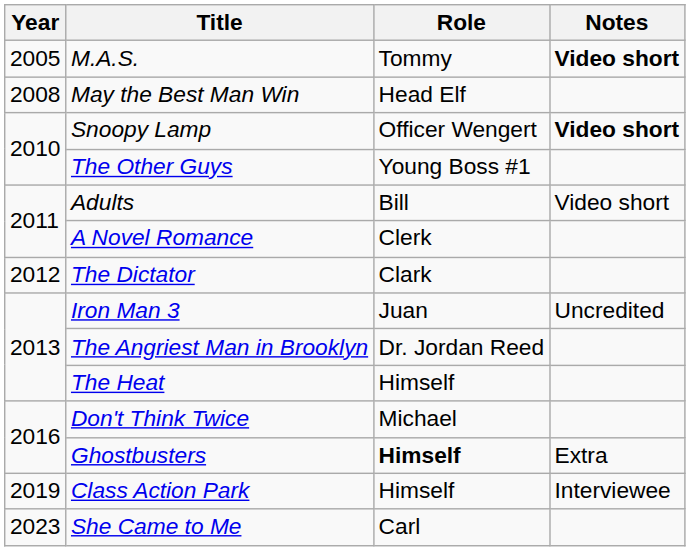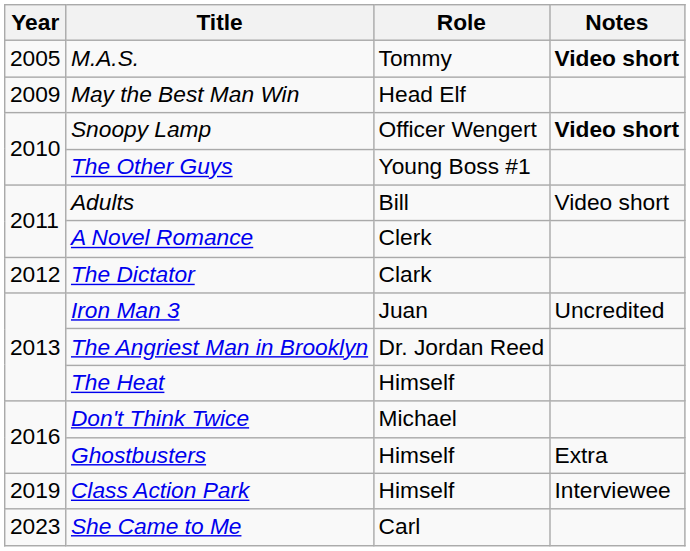(35, 94) 2008 -> (35, 94) 2009
(420, 454) bold -> (416, 454) normal
